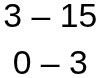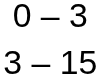rows swapped: (50, 16) <-> (50, 62)
